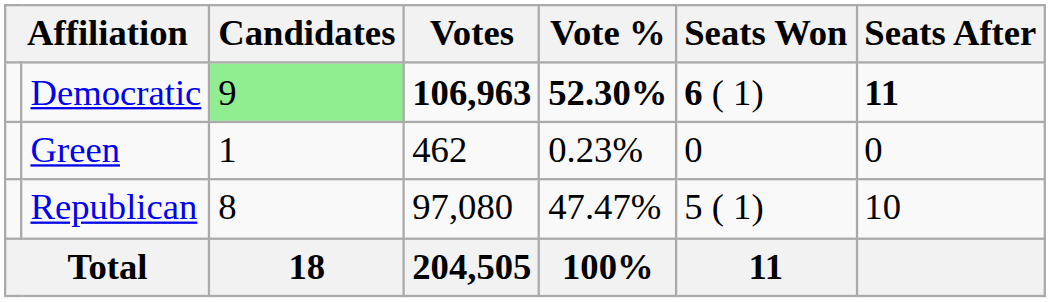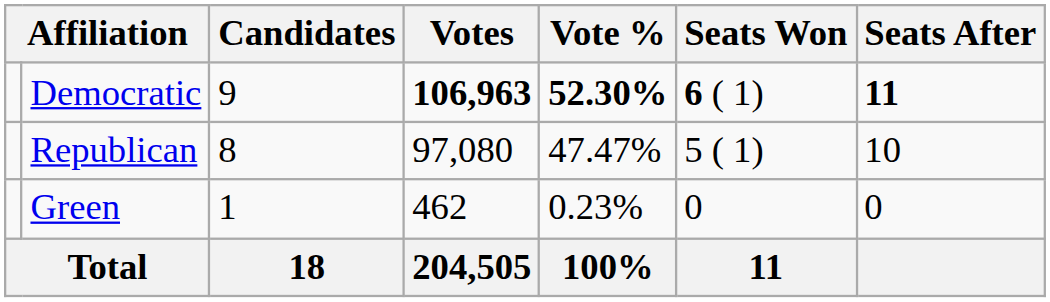(227, 91) lightgreen background -> (227, 91) no background
rows swapped: (114, 207) <-> (75, 149)
